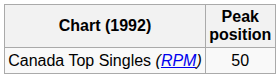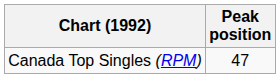(240, 60) 50 -> (240, 60) 47
